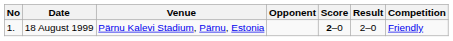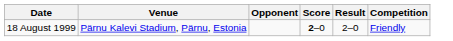- column: (13, 12)
